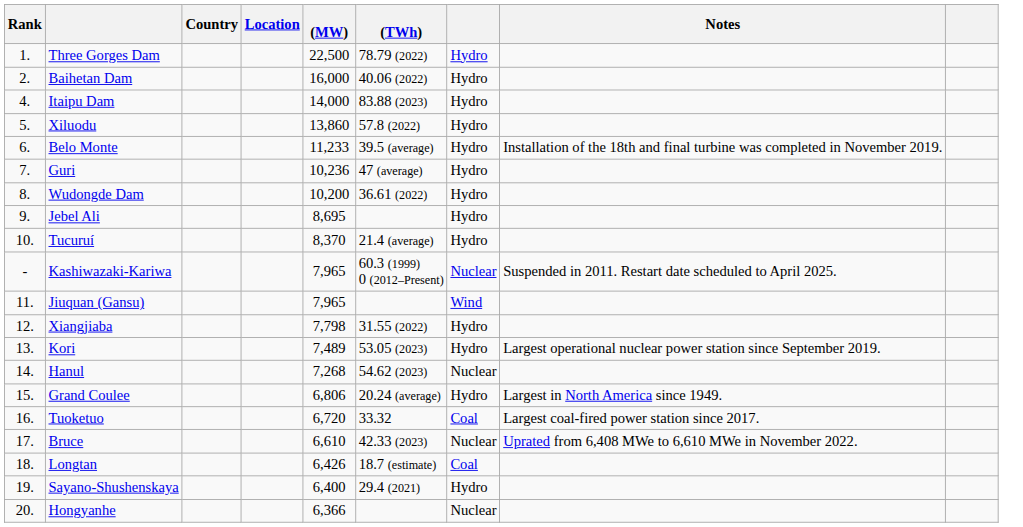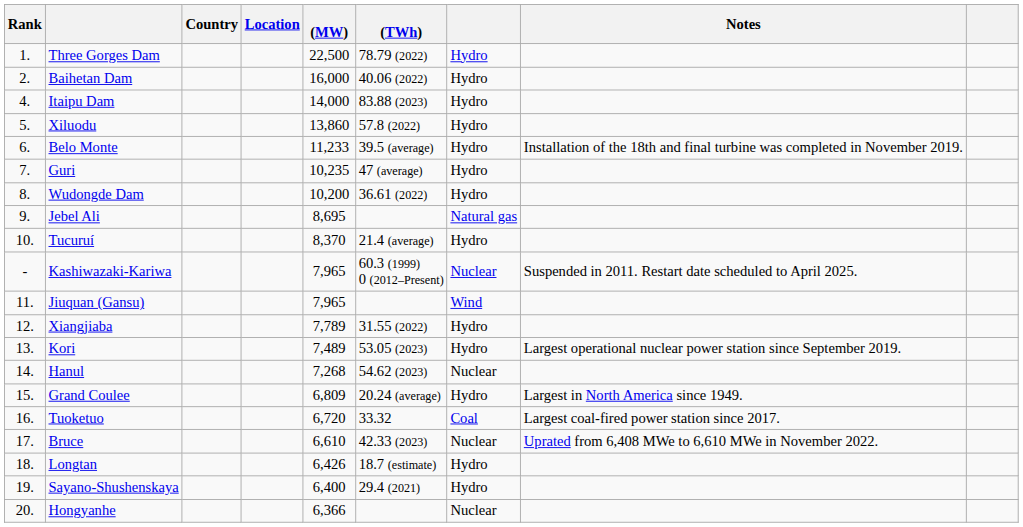(329, 170) 10,236 -> (329, 170) 10,235
(469, 217) Hydro -> (484, 217) Natural gas
(329, 325) 7,798 -> (329, 325) 7,789
(329, 395) 6,806 -> (329, 395) 6,809
(464, 464) Coal -> (469, 464) Hydro
